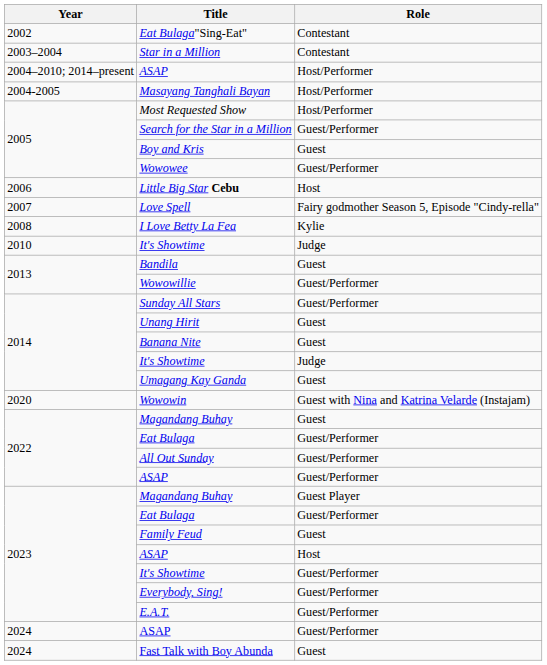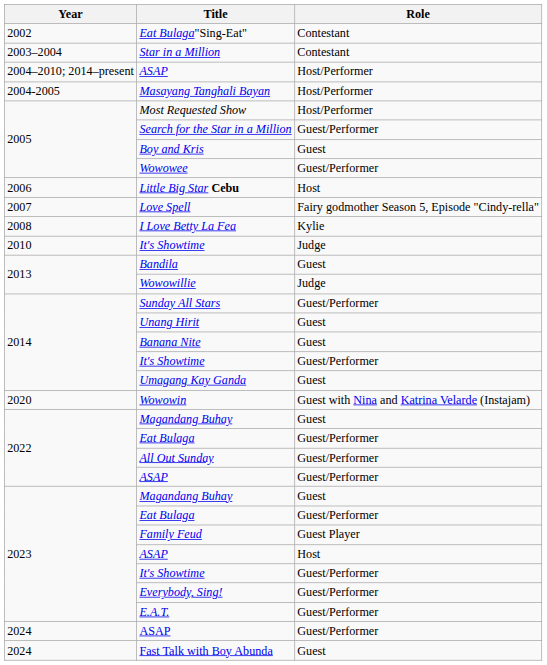(338, 284) Guest/Performer -> (311, 284) Judge
(311, 361) Judge -> (338, 361) Guest/Performer
(329, 496) Guest Player -> (311, 496) Guest
(311, 534) Guest -> (329, 534) Guest Player
